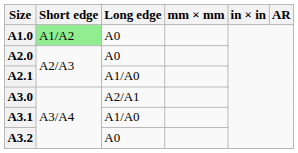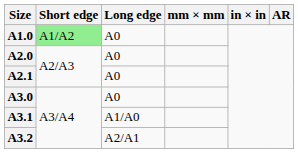(122, 76) A1/A0 -> (112, 76) A0
(122, 96) A2/A1 -> (112, 96) A0
(112, 138) A0 -> (122, 138) A2/A1
